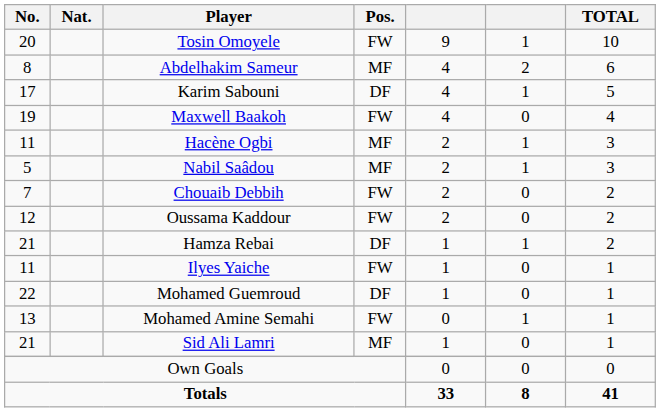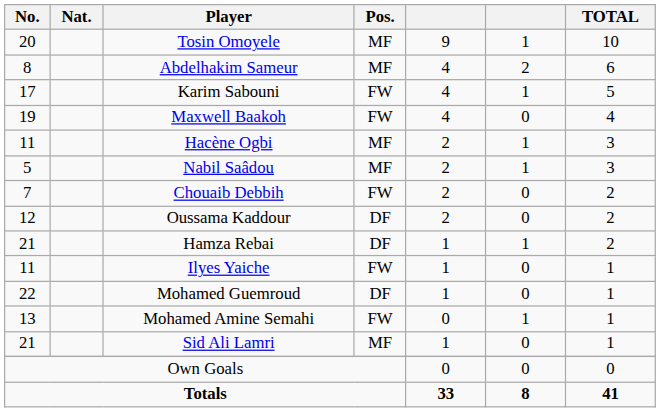(380, 41) FW -> (380, 41) MF
(380, 92) DF -> (380, 92) FW
(380, 217) FW -> (380, 217) DF
